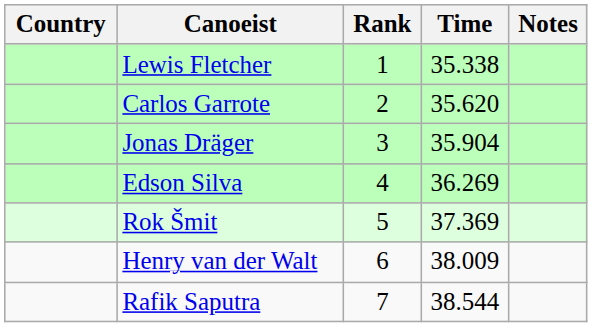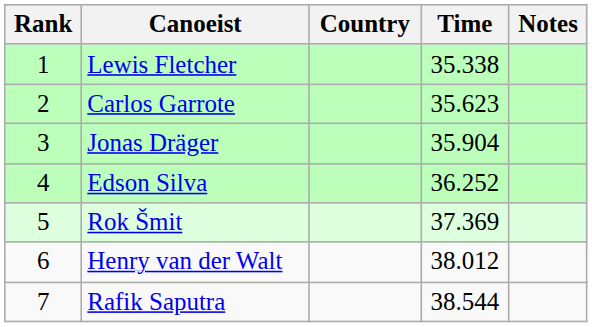columns swapped: (382, 24) <-> (61, 24)
(465, 103) 35.620 -> (465, 103) 35.623
(465, 182) 36.269 -> (465, 182) 36.252
(465, 261) 38.009 -> (465, 261) 38.012
